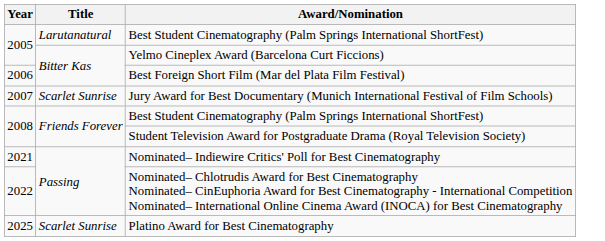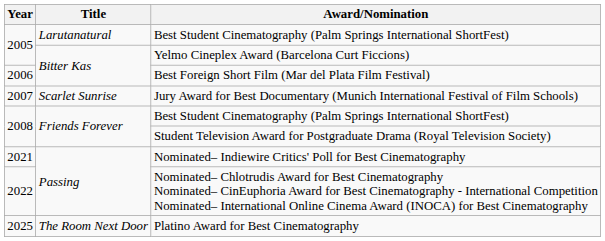(78, 226) Scarlet Sunrise -> (93, 226) The Room Next Door
